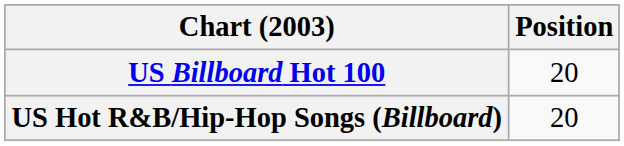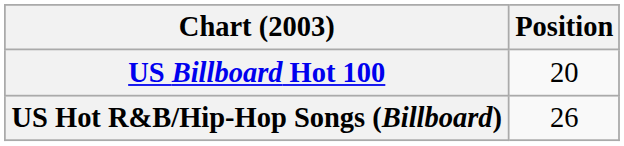(564, 117) 20 -> (564, 117) 26
